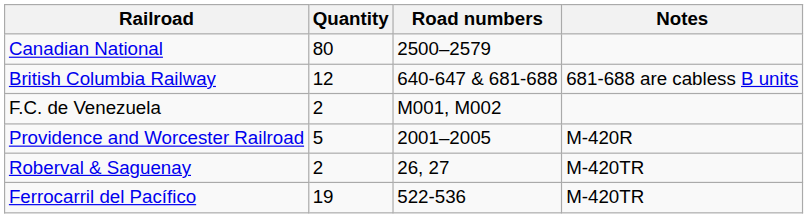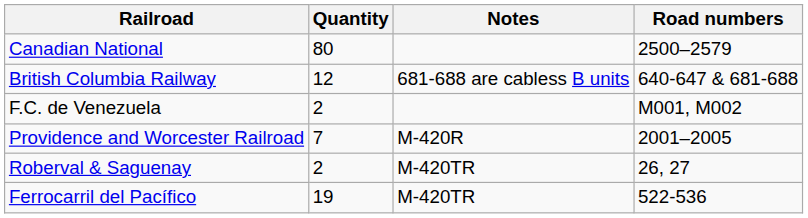columns swapped: (477, 19) <-> (682, 19)
(318, 138) 5 -> (318, 138) 7
